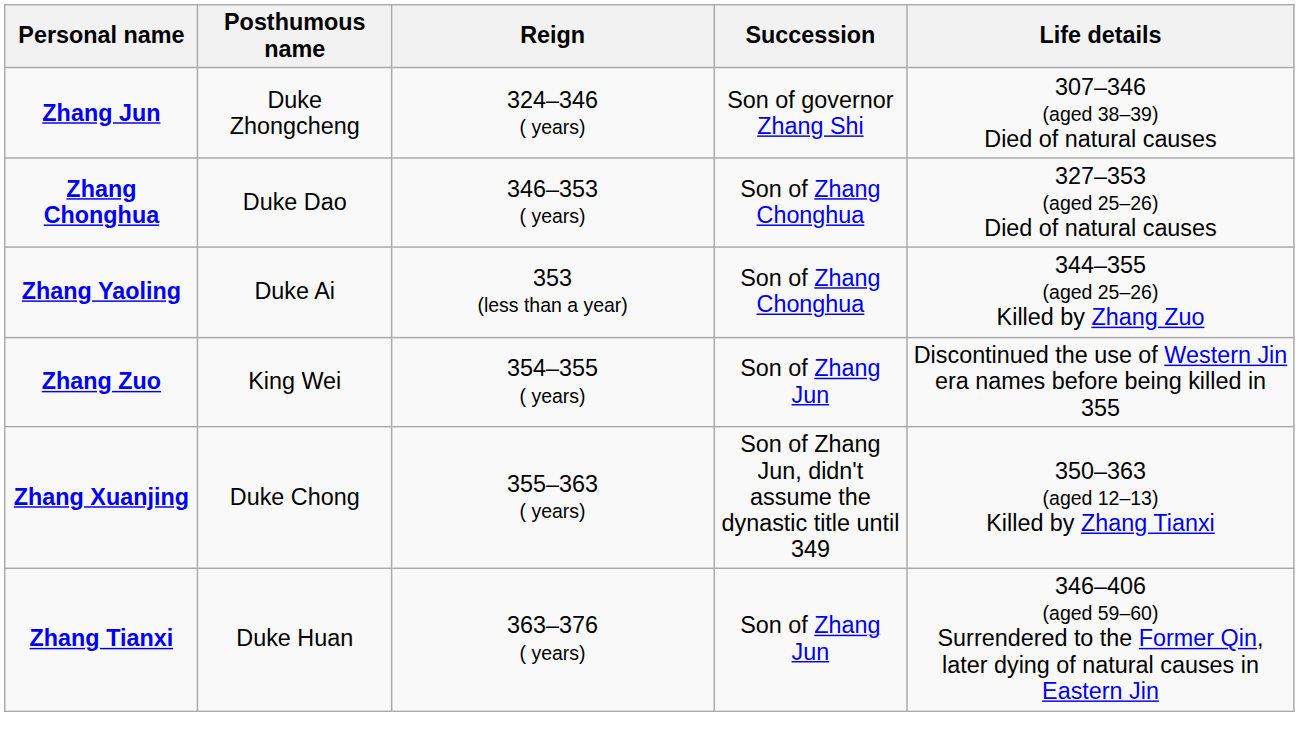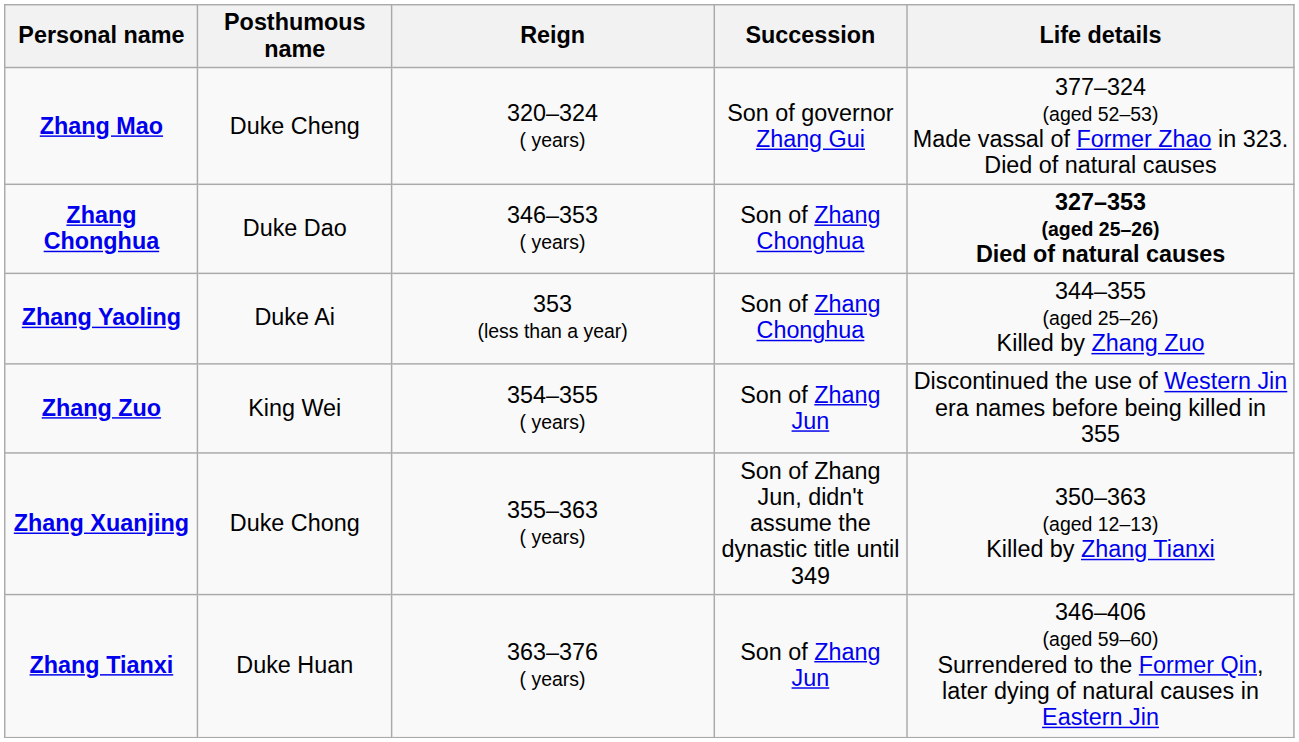+ row: (101, 125)
- row: (101, 112)
(1100, 202) normal -> (1101, 228) bold
